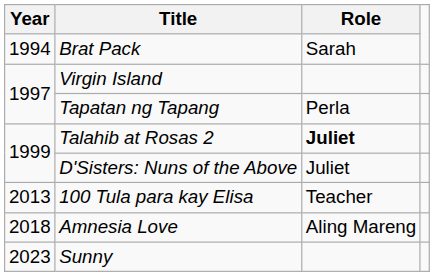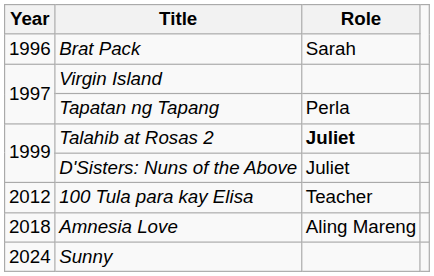(30, 49) 1994 -> (30, 49) 1996
(30, 197) 2013 -> (30, 197) 2012
(30, 256) 2023 -> (30, 256) 2024
